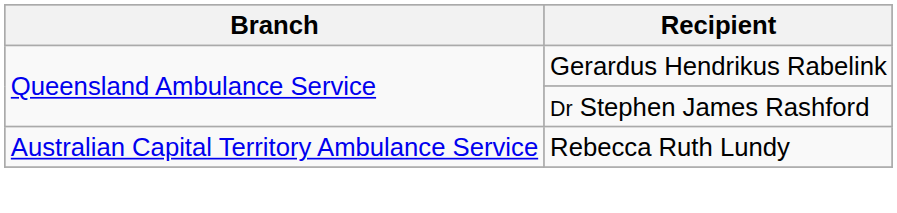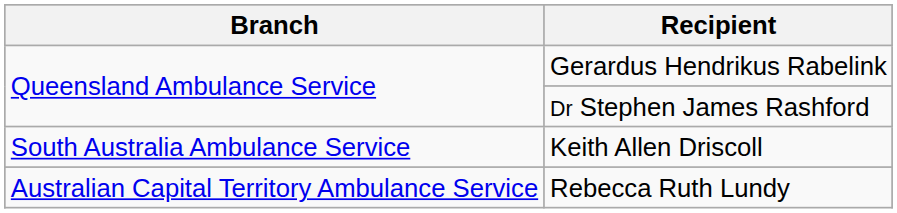+ row: (656, 147)
